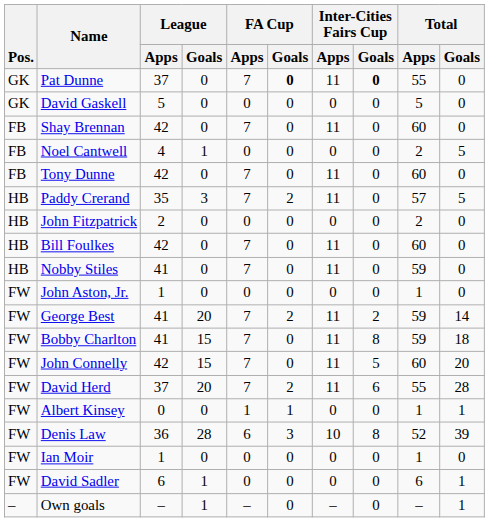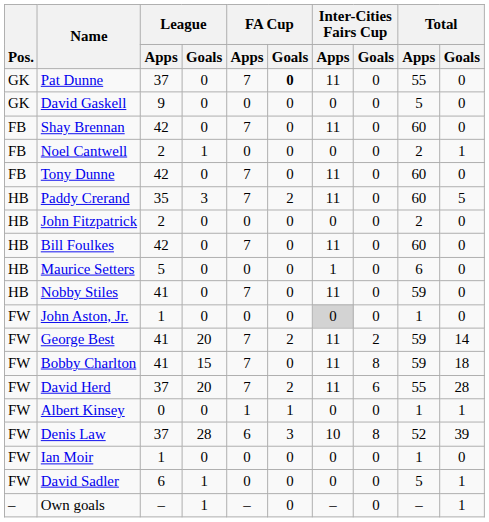(376, 80) bold -> (376, 80) normal
(161, 103) 5 -> (161, 103) 9
(161, 151) 4 -> (161, 151) 2
(462, 151) 5 -> (462, 151) 1
(419, 198) 57 -> (419, 198) 60
+ row: (88, 269)
(333, 292) no background -> (333, 316) lightgrey background
- row: (84, 363)
(161, 434) 36 -> (161, 434) 37
(419, 481) 6 -> (419, 481) 5
